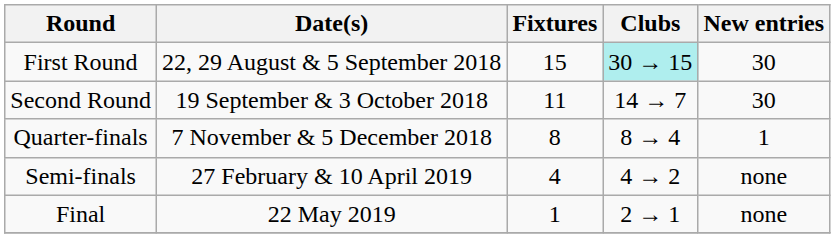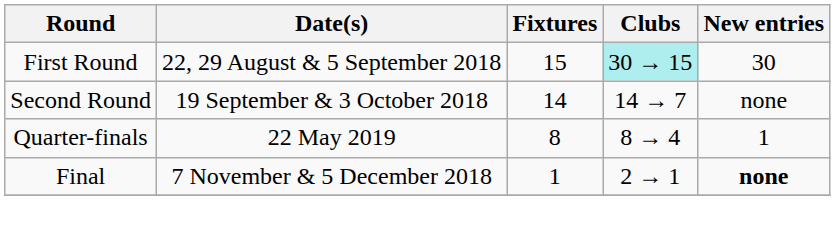(555, 99) 11 -> (555, 99) 14
(764, 99) 30 -> (764, 99) none
(332, 137) 7 November & 5 December 2018 -> (332, 137) 22 May 2019
- row: (81, 175)
(332, 213) 22 May 2019 -> (332, 175) 7 November & 5 December 2018
(764, 213) normal -> (764, 175) bold
